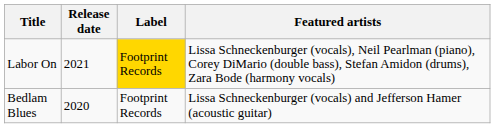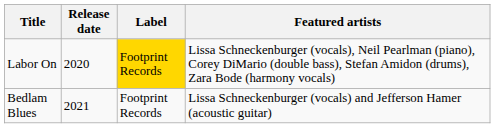(77, 63) 2021 -> (77, 63) 2020
(77, 105) 2020 -> (77, 105) 2021
